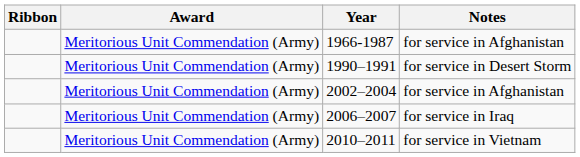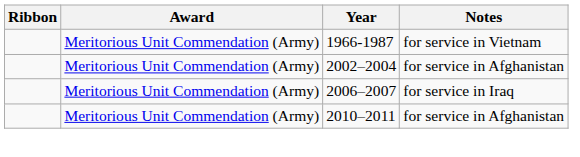(484, 41) for service in Afghanistan -> (472, 41) for service in Vietnam
- row: (361, 66)
(472, 140) for service in Vietnam -> (484, 115) for service in Afghanistan
